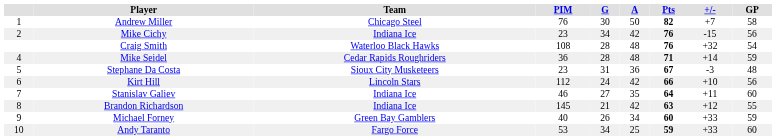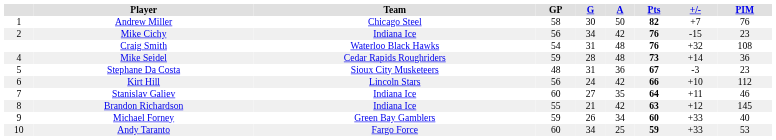columns swapped: (752, 10) <-> (563, 10)
(605, 46) 28 -> (590, 46) 31
(669, 58) 71 -> (654, 58) 73
